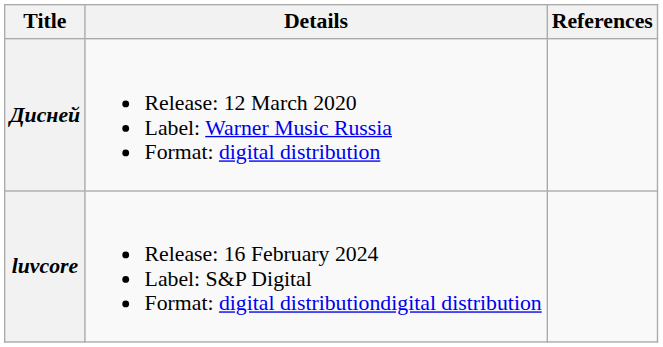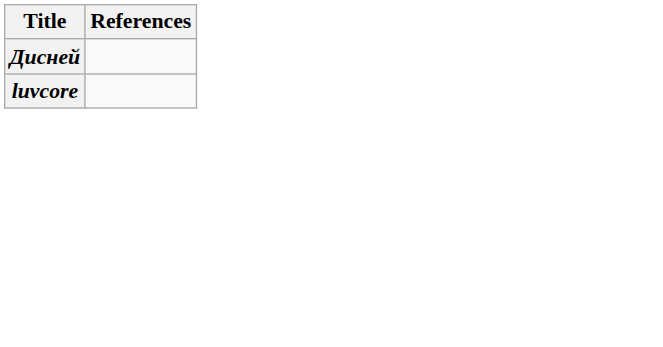- column: (316, 21)
